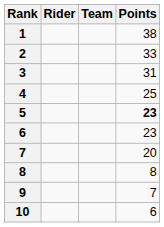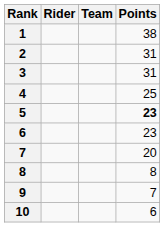(150, 53) 33 -> (150, 53) 31
